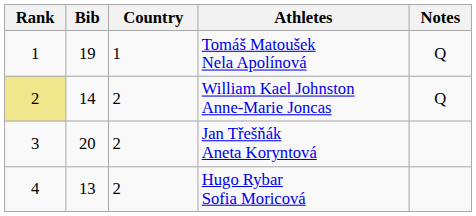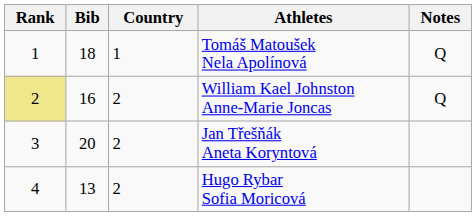(87, 53) 19 -> (87, 53) 18
(87, 98) 14 -> (87, 98) 16
